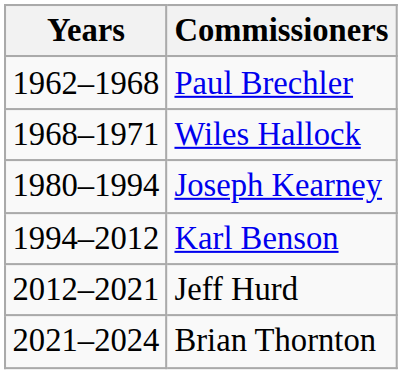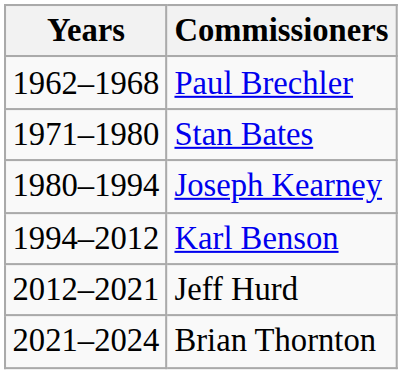- row: (268, 133)
+ row: (244, 133)
